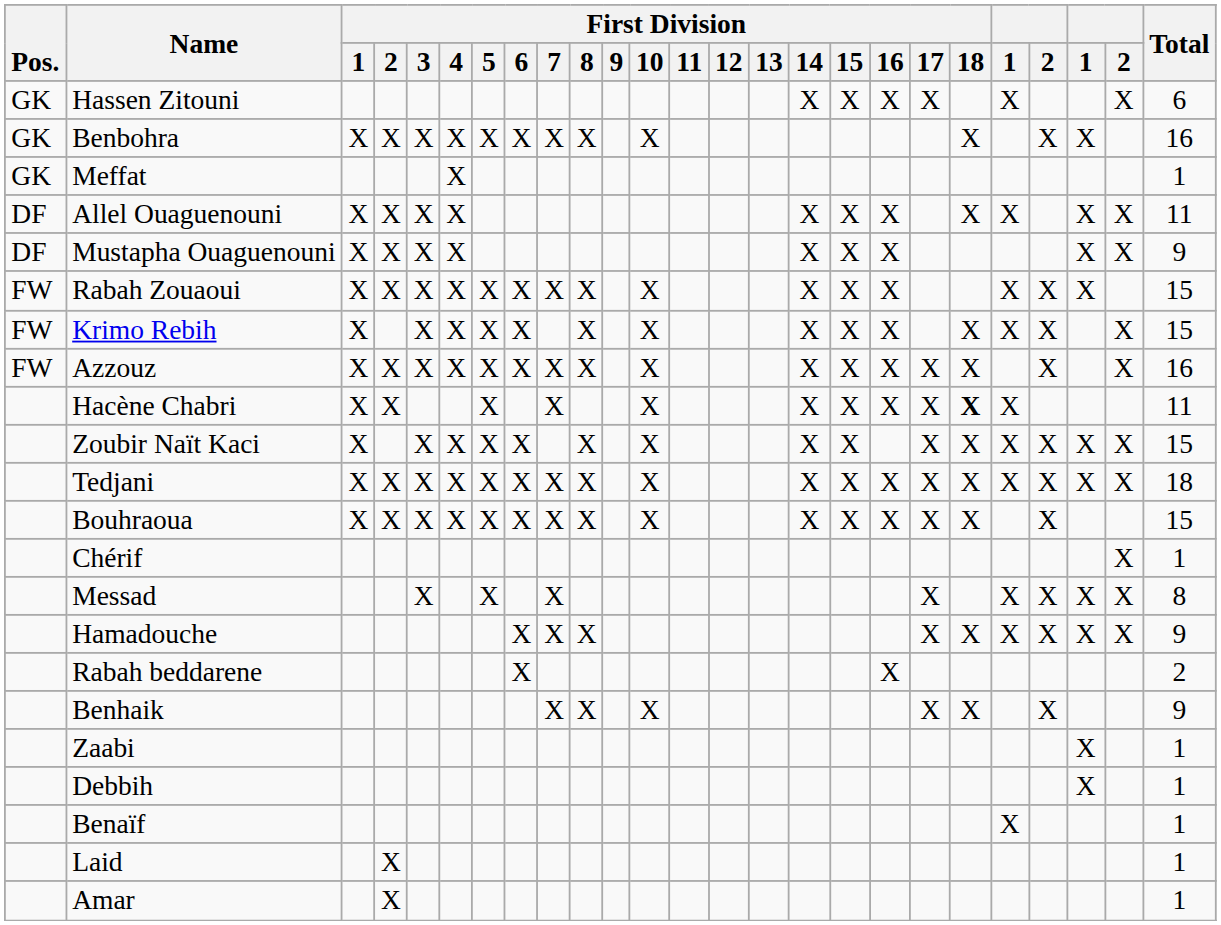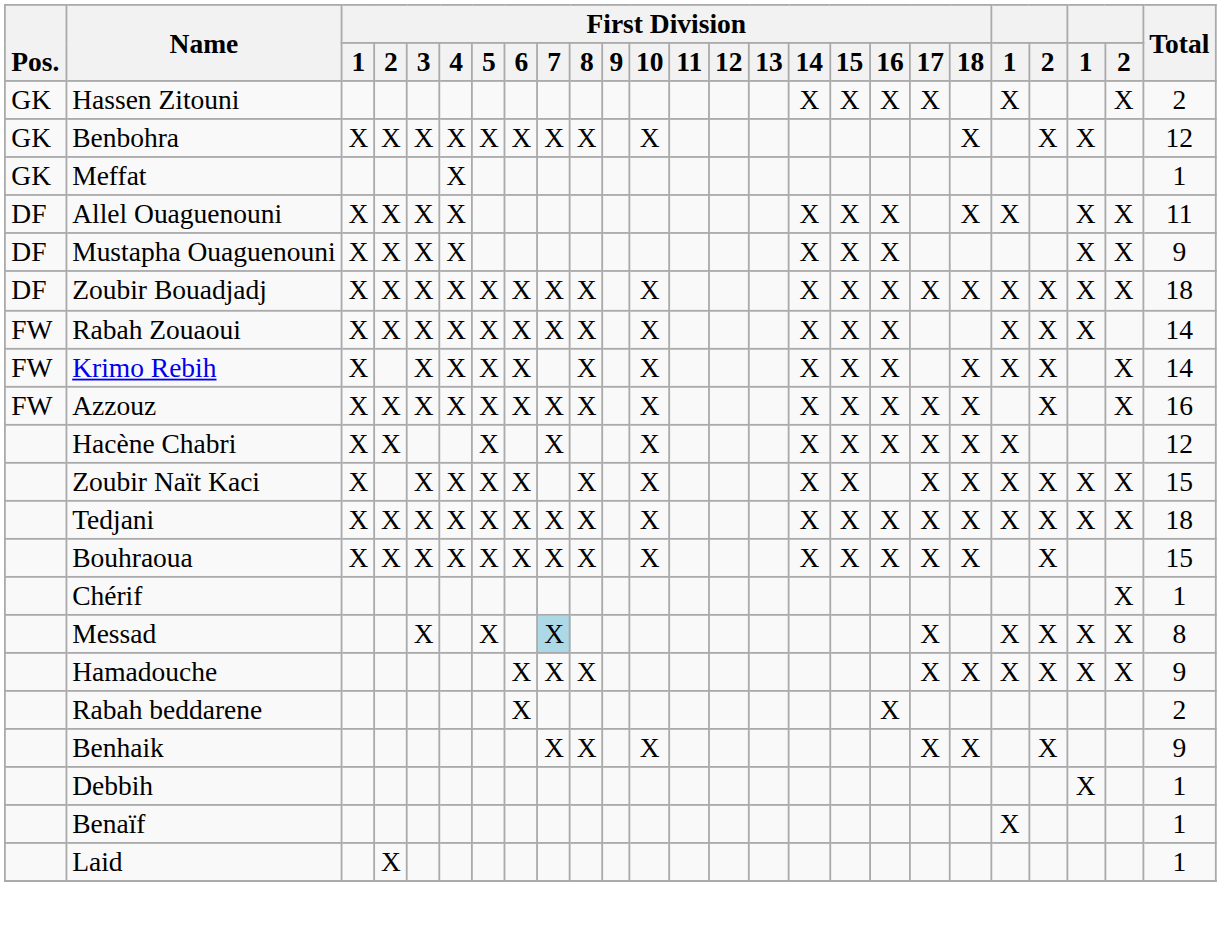(1179, 99) 6 -> (1179, 99) 2
(1179, 138) 16 -> (1179, 138) 12
+ row: (170, 290)
(1179, 290) 15 -> (1179, 328) 14
(1179, 328) 15 -> (1179, 366) 14
(970, 404) bold -> (970, 443) normal
(1179, 404) 11 -> (1179, 443) 12
(554, 595) no background -> (554, 633) lightblue background
- row: (103, 748)
- row: (103, 900)
